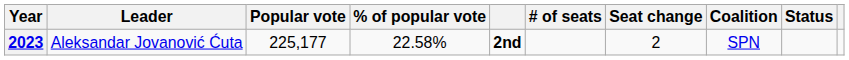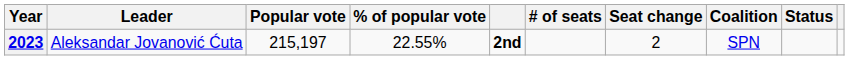(298, 42) 225,177 -> (298, 42) 215,197
(420, 42) 22.58% -> (420, 42) 22.55%
